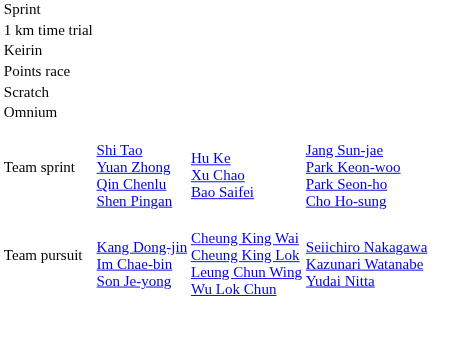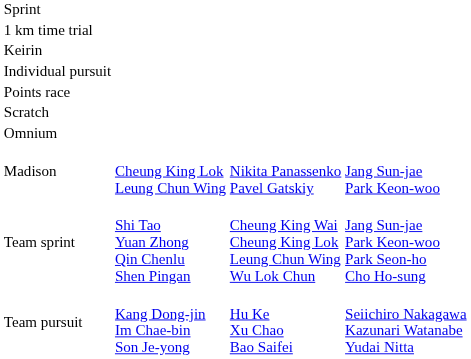+ row: (58, 71)
+ row: (30, 170)
(223, 175) Hu Ke Xu Chao Bao Saifei -> (285, 250) Cheung King Wai Cheung King Lok Leung Chun Wing Wu Lok Chun
(247, 264) Cheung King Wai Cheung King Lok Leung Chun Wing Wu Lok Chun -> (261, 330) Hu Ke Xu Chao Bao Saifei
